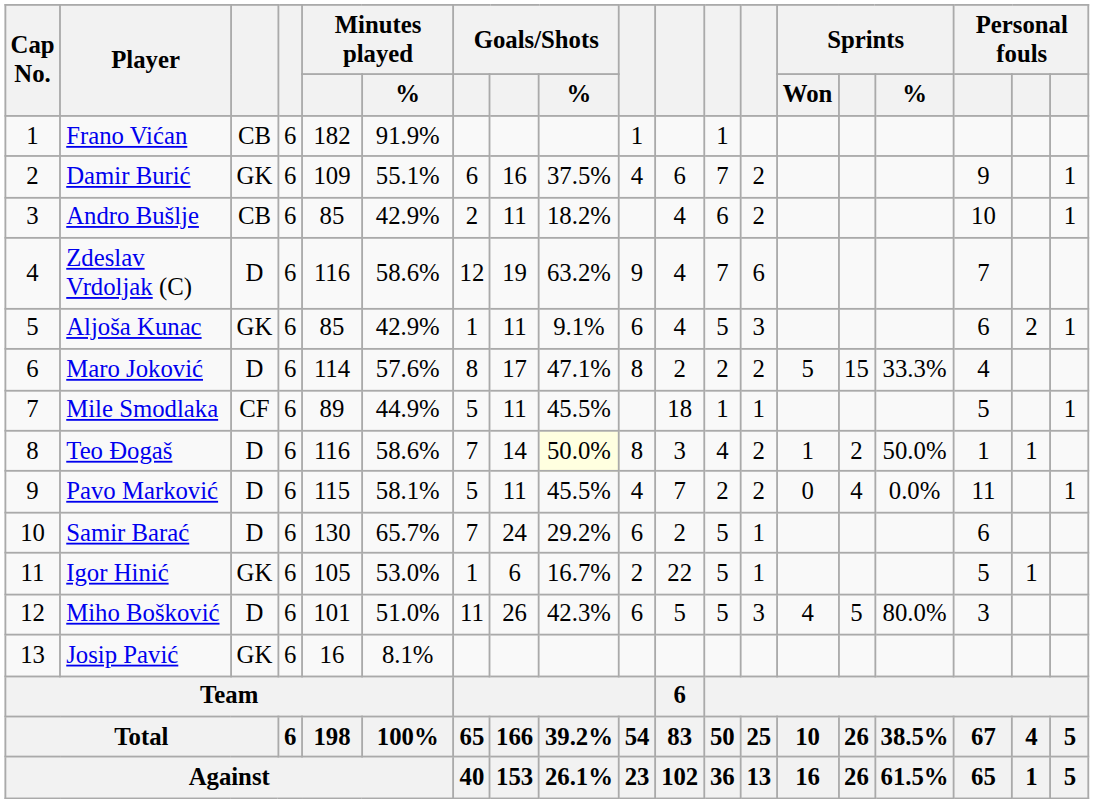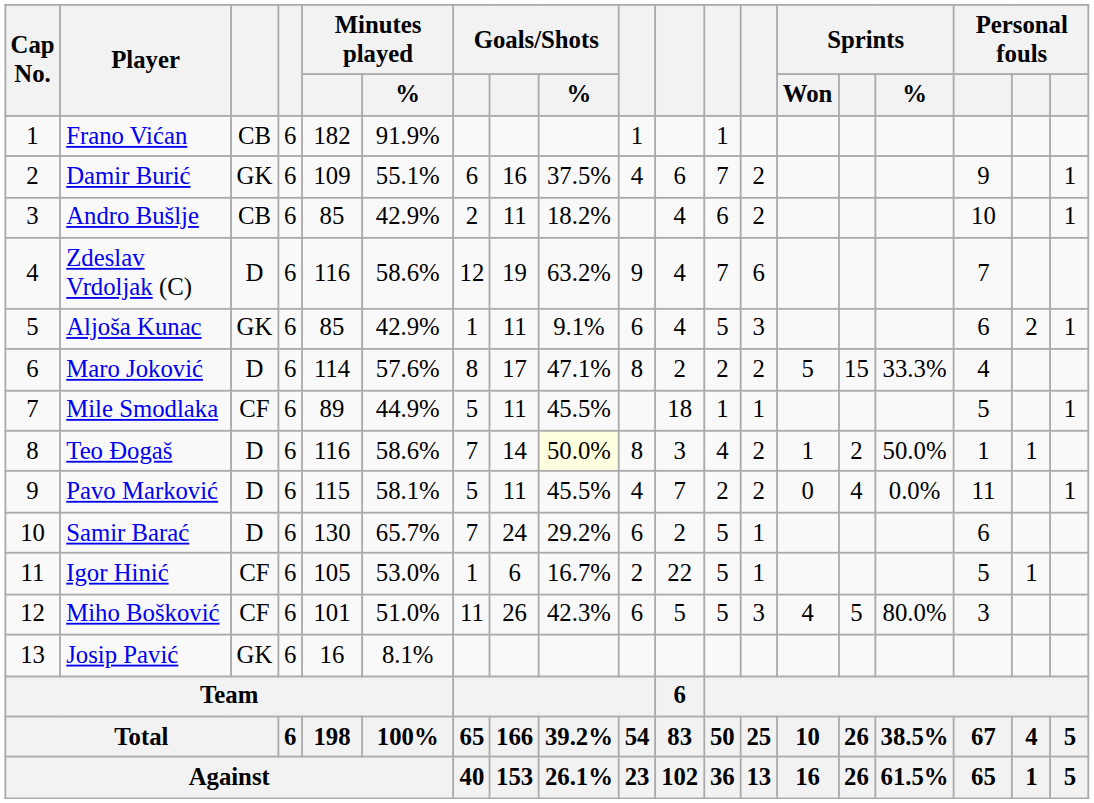(254, 572) GK -> (254, 572) CF
(254, 613) D -> (254, 613) CF
